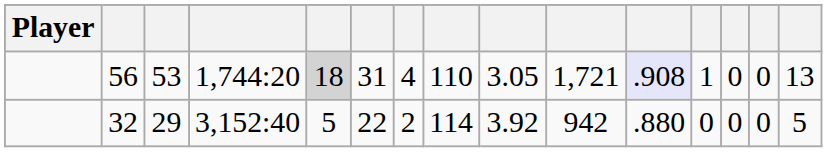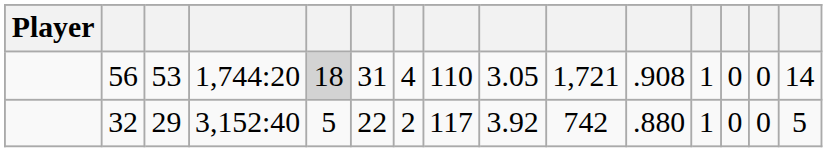(659, 75) lavender background -> (659, 75) no background
(800, 75) 13 -> (800, 75) 14
(451, 122) 114 -> (451, 122) 117
(586, 122) 942 -> (586, 122) 742
(706, 122) 0 -> (706, 122) 1
